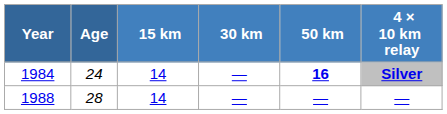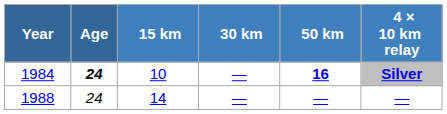(94, 74) normal -> (94, 74) bold
(158, 74) 14 -> (158, 74) 10
(94, 98) 28 -> (94, 98) 24
